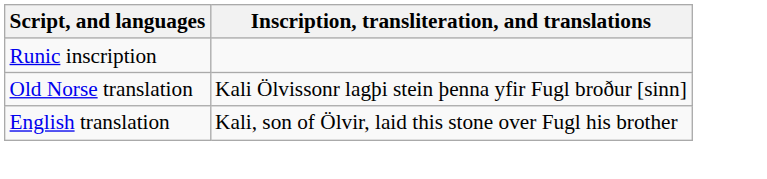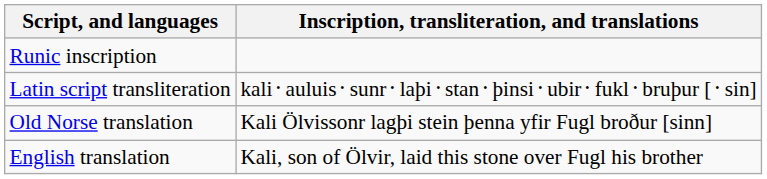+ row: (120, 88)
